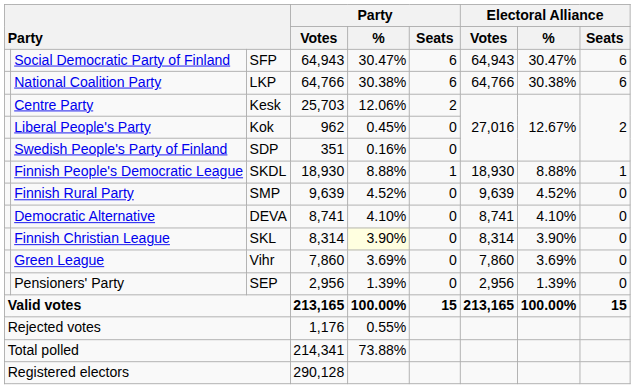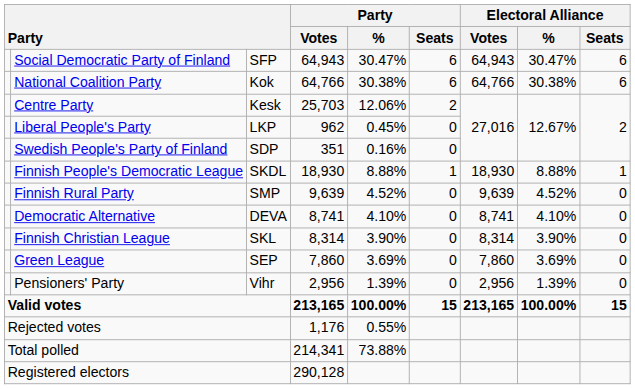(263, 82) LKP -> (262, 82) Kok
(262, 127) Kok -> (263, 127) LKP
(386, 238) lightyellow background -> (386, 238) no background
(262, 261) Vihr -> (264, 261) SEP
(264, 283) SEP -> (262, 283) Vihr
